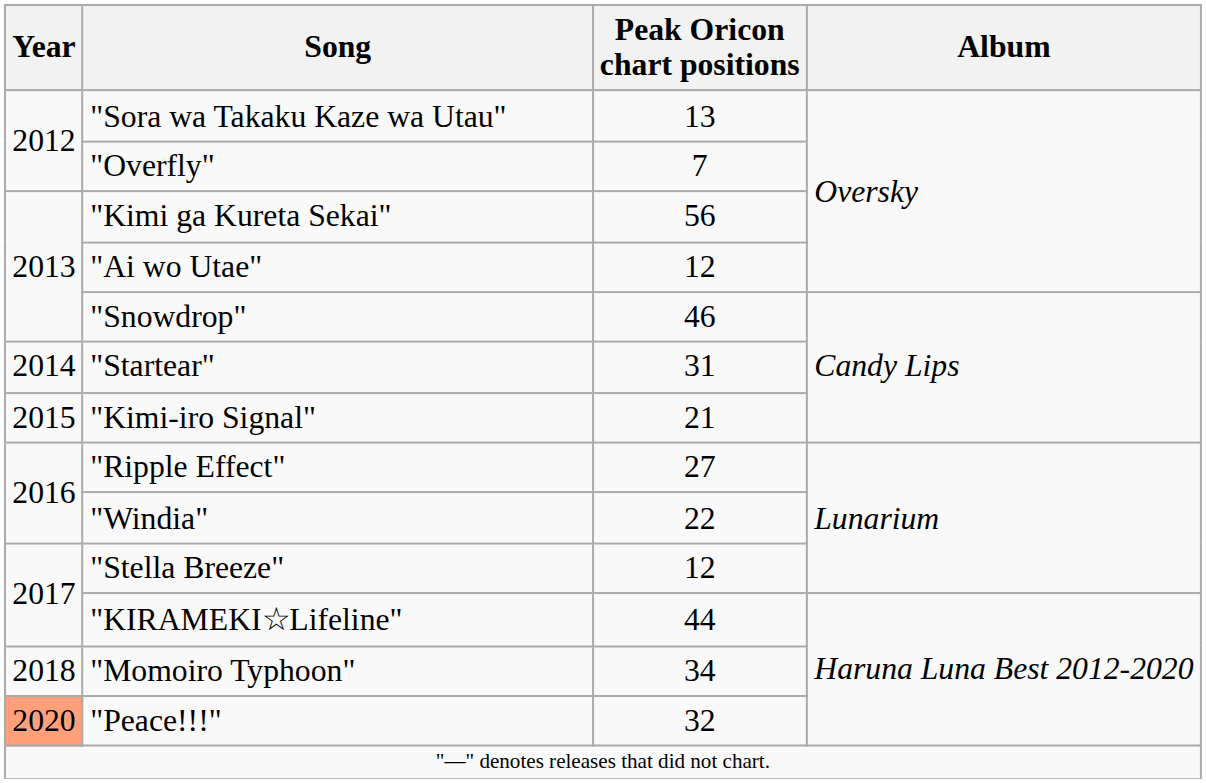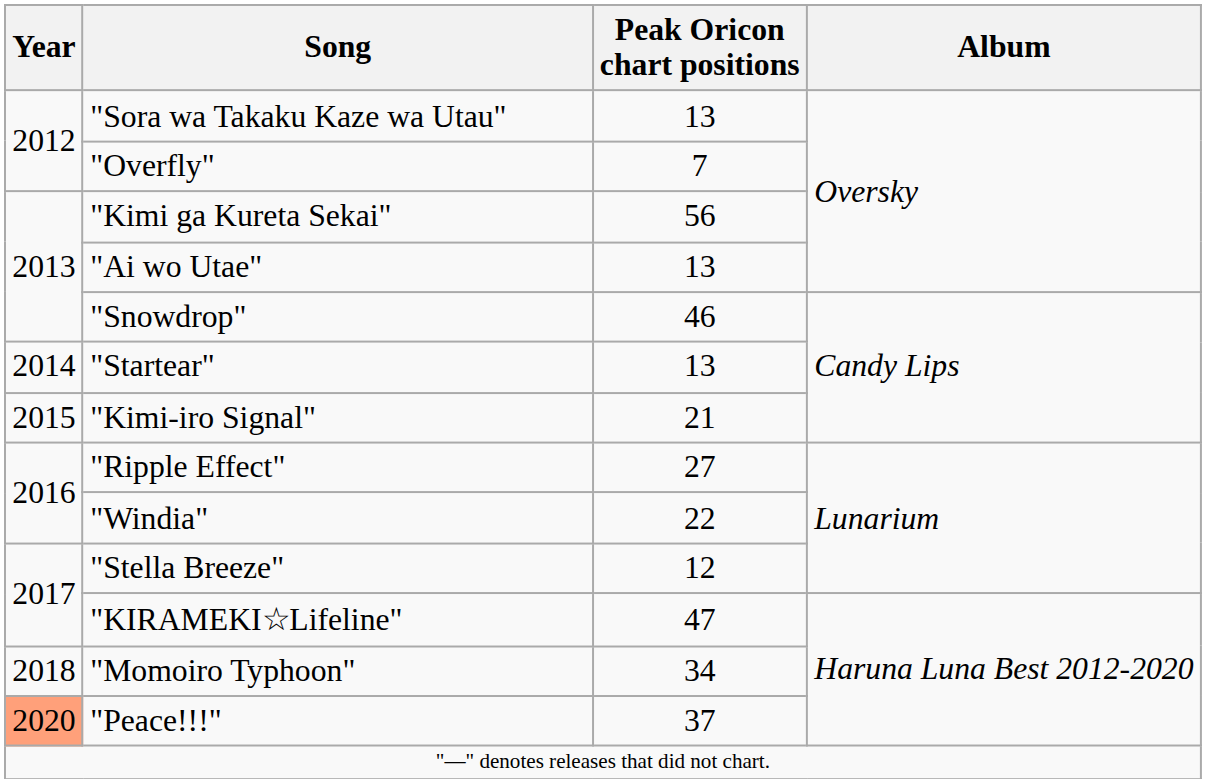(700, 266) 12 -> (700, 266) 13
(700, 366) 31 -> (700, 366) 13
(700, 618) 44 -> (700, 618) 47
(700, 720) 32 -> (700, 720) 37
